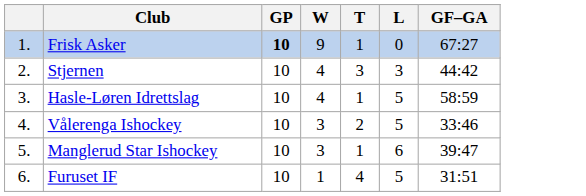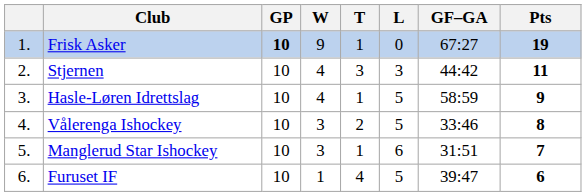+ column: (540, 17)
(459, 151) 39:47 -> (459, 151) 31:51
(459, 177) 31:51 -> (459, 177) 39:47
